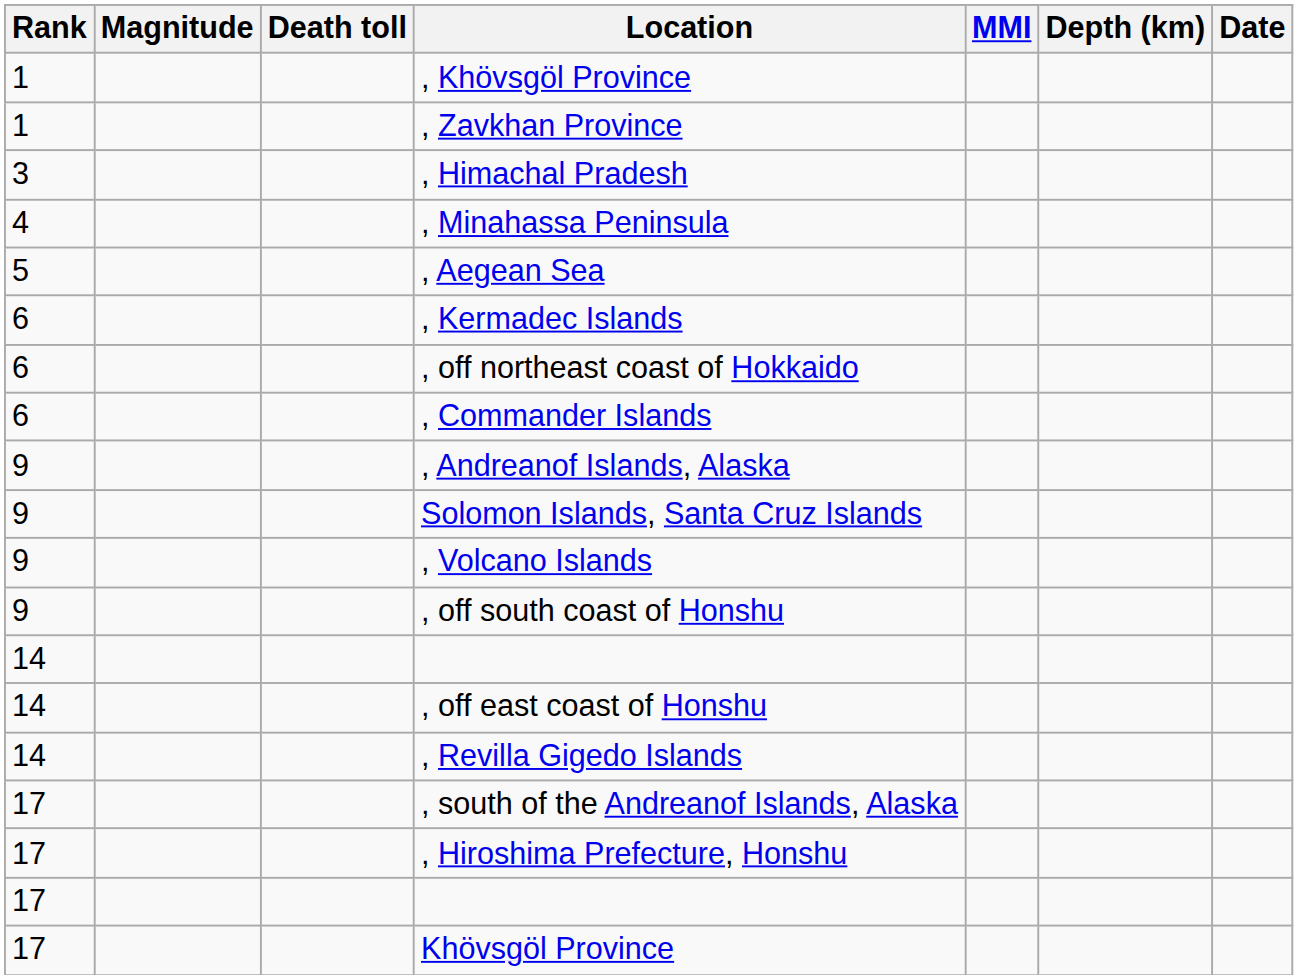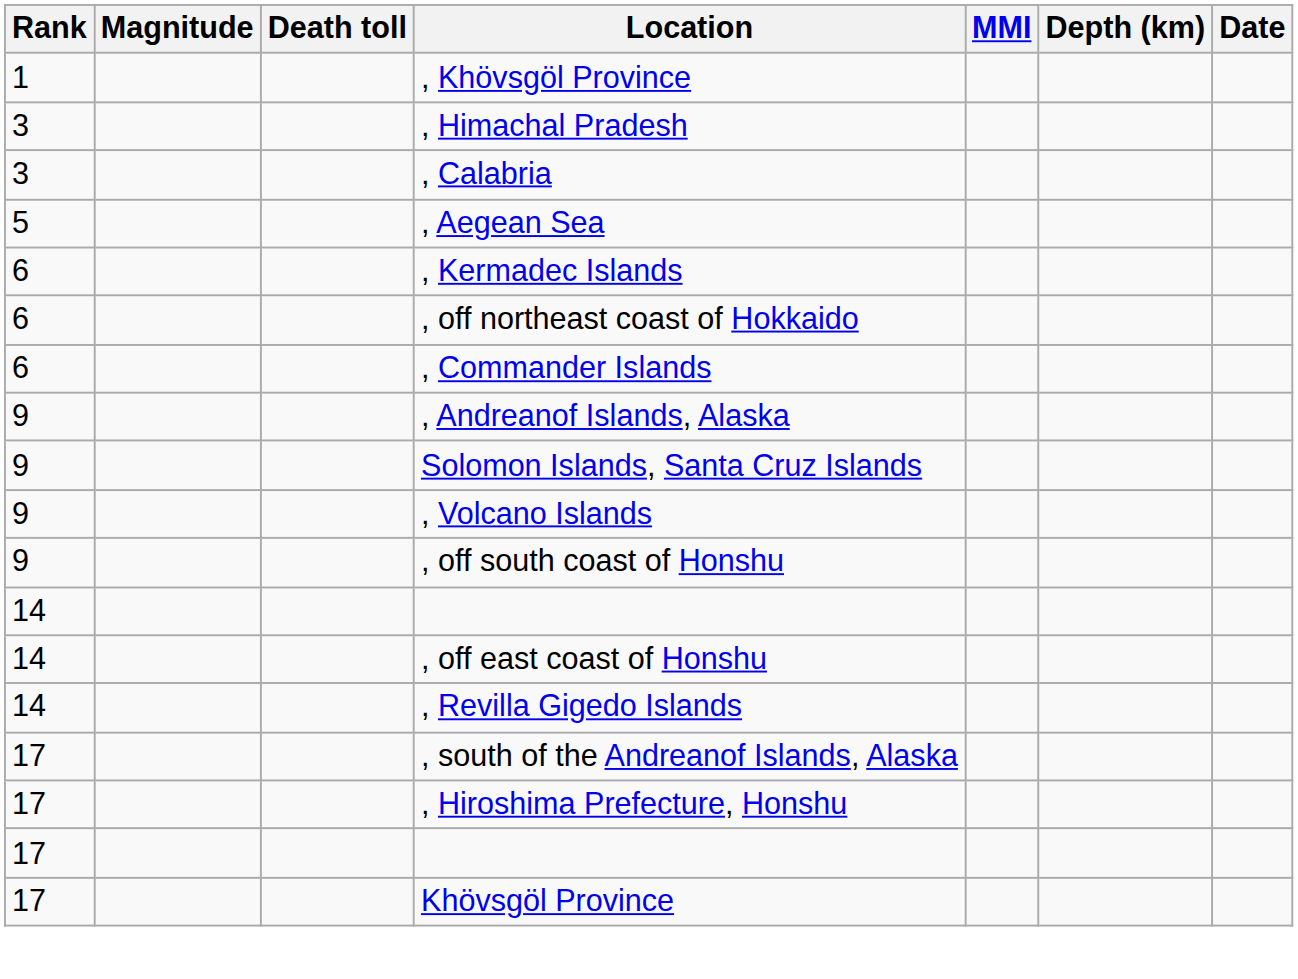- row: (21, 125)
+ row: (21, 174)
- row: (21, 222)
